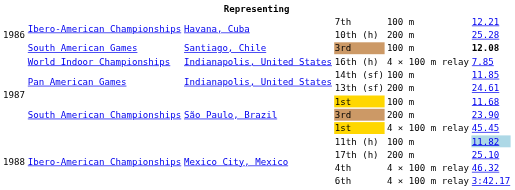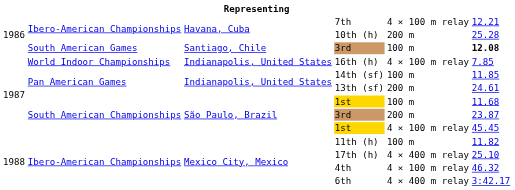(401, 22) 100 m -> (428, 22) 4 × 100 m relay
(486, 115) 23.90 -> (486, 115) 23.87
(486, 141) lightblue background -> (486, 141) no background
(401, 155) 200 m -> (428, 155) 4 × 400 m relay
(428, 181) 4 × 100 m relay -> (428, 181) 4 × 400 m relay
